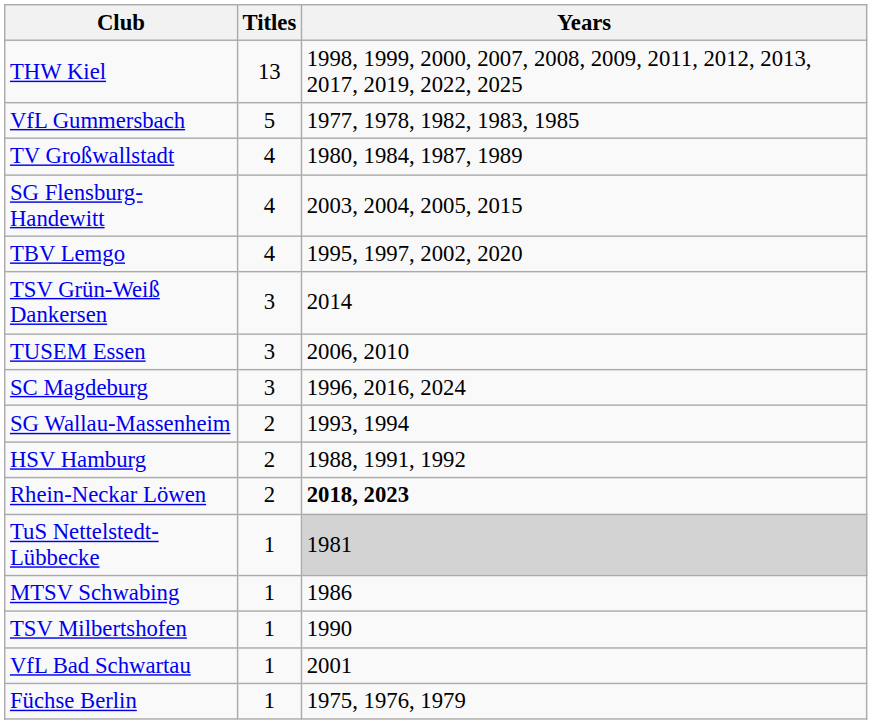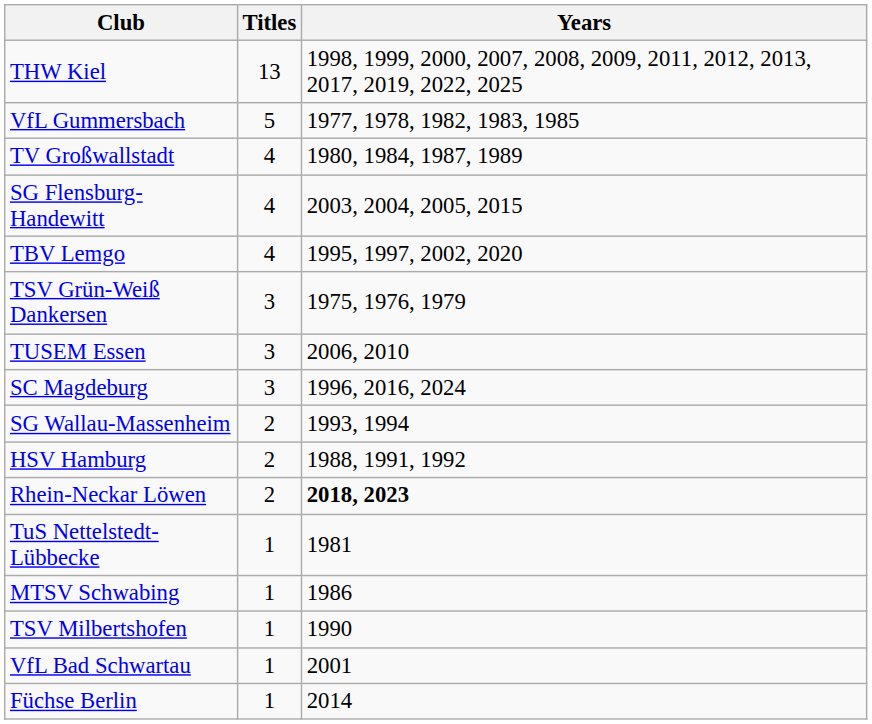(329, 302) 2014 -> (386, 302) 1975, 1976, 1979
(329, 544) lightgrey background -> (329, 544) no background
(386, 701) 1975, 1976, 1979 -> (329, 701) 2014
